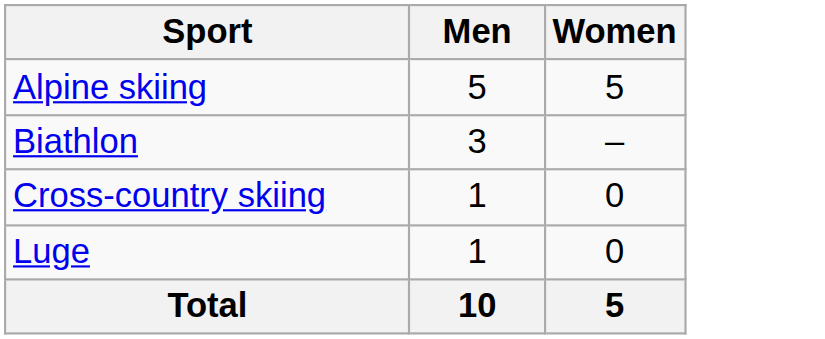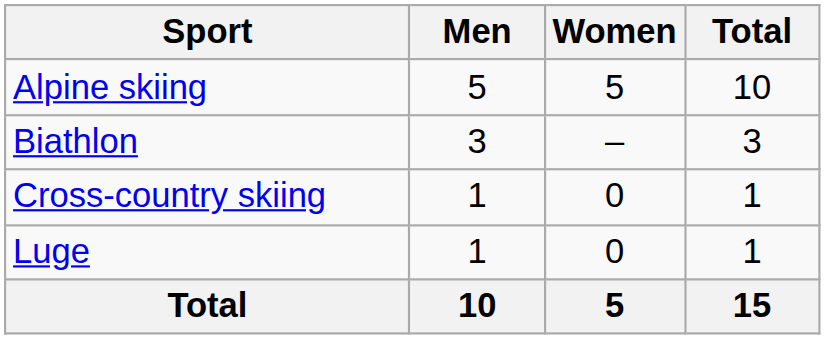+ column: (752, 31)
